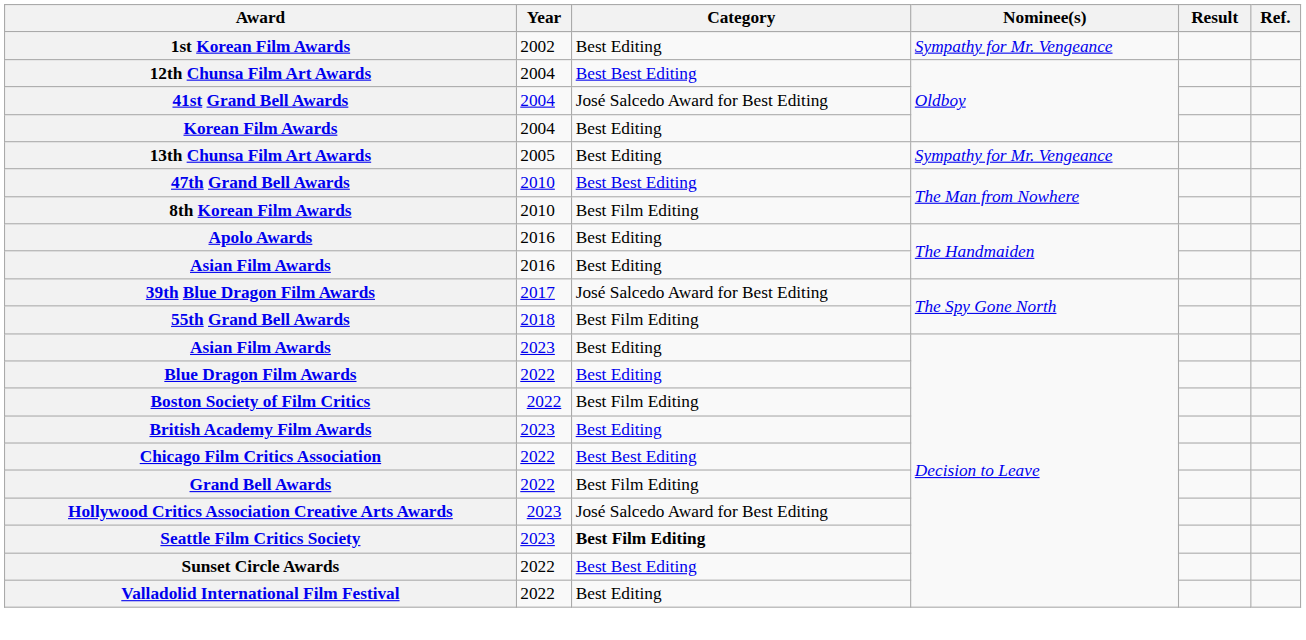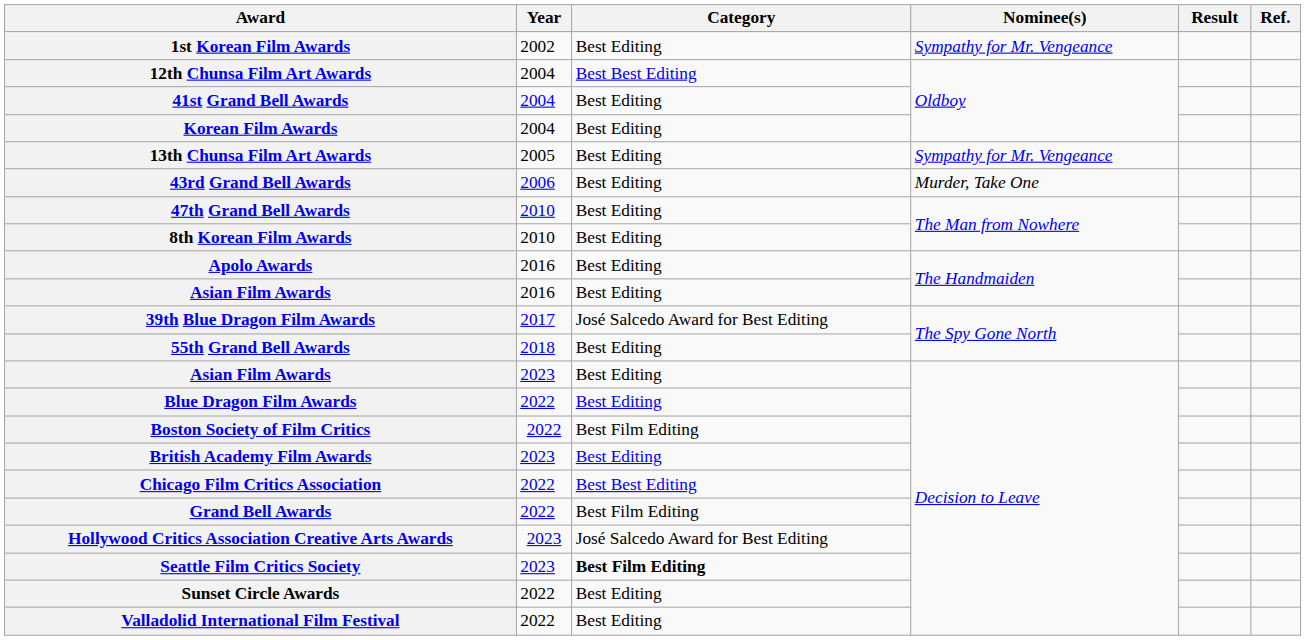(702, 100) José Salcedo Award for Best Editing -> (619, 100) Best Editing
+ row: (260, 182)
(636, 182) Best Best Editing -> (619, 210) Best Editing
(637, 210) Best Film Editing -> (619, 237) Best Editing
(637, 319) Best Film Editing -> (619, 347) Best Editing
(636, 566) Best Best Editing -> (619, 593) Best Editing
